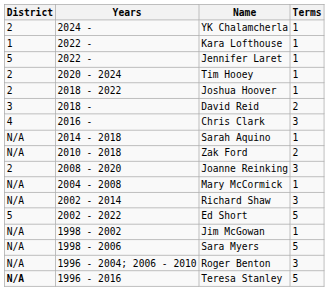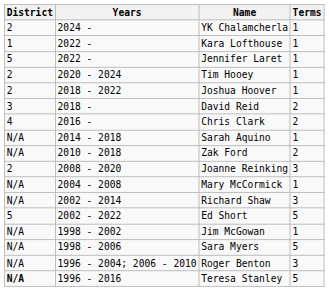(296, 122) 3 -> (296, 122) 2
